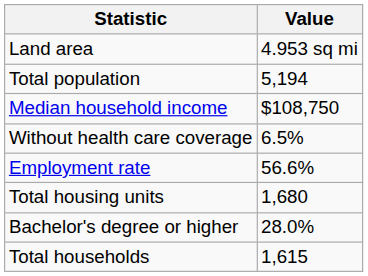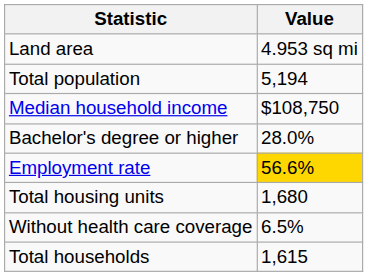rows swapped: (124, 227) <-> (131, 138)
(288, 167) no background -> (288, 167) gold background
